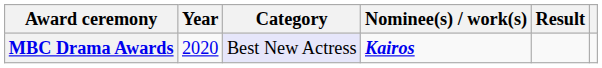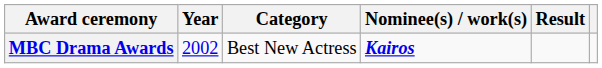(200, 47) 2020 -> (200, 47) 2002
(292, 47) lavender background -> (292, 47) no background
